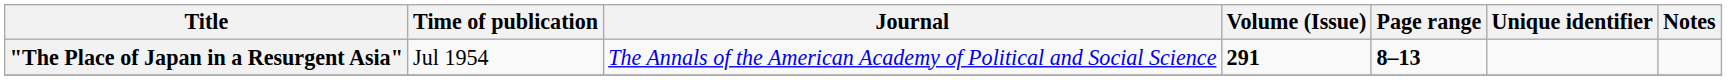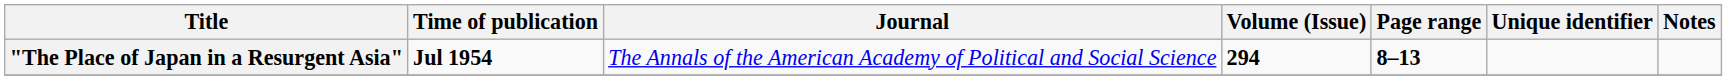(451, 57) normal -> (453, 57) bold
(1243, 57) 291 -> (1243, 57) 294
